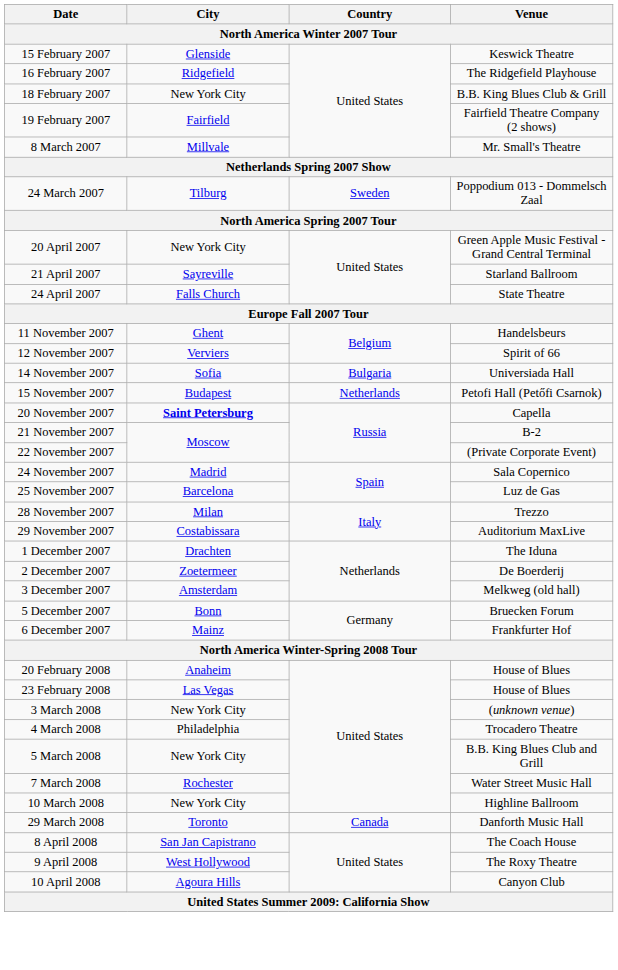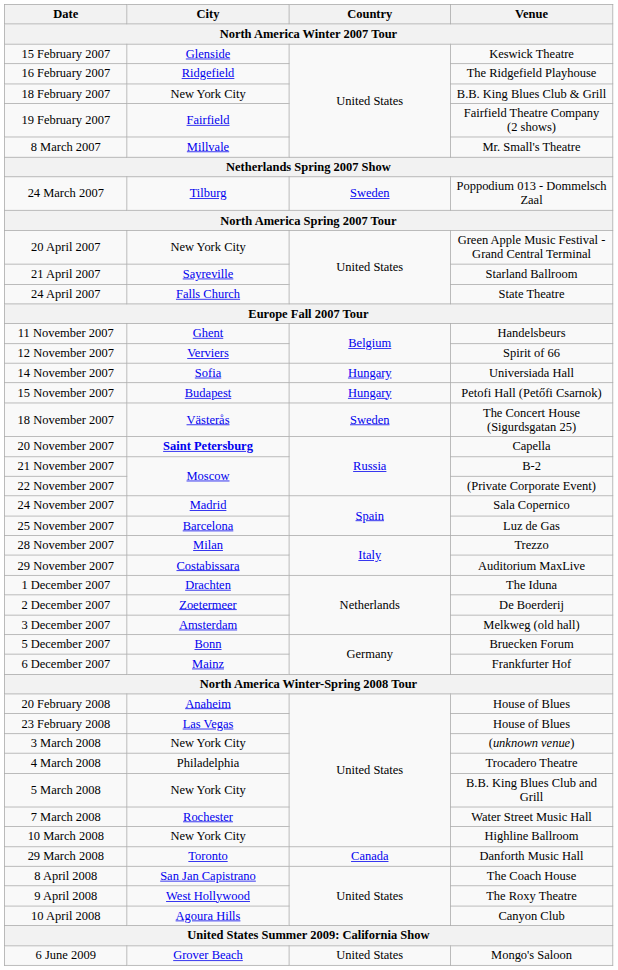(370, 373) Bulgaria -> (370, 373) Hungary
(370, 392) Netherlands -> (370, 392) Hungary
+ row: (66, 419)
+ row: (66, 955)
